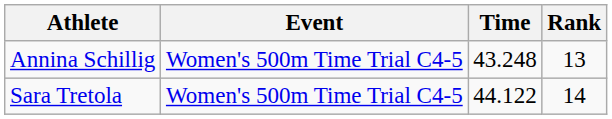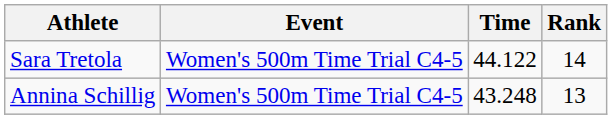rows swapped: (83, 59) <-> (66, 95)
